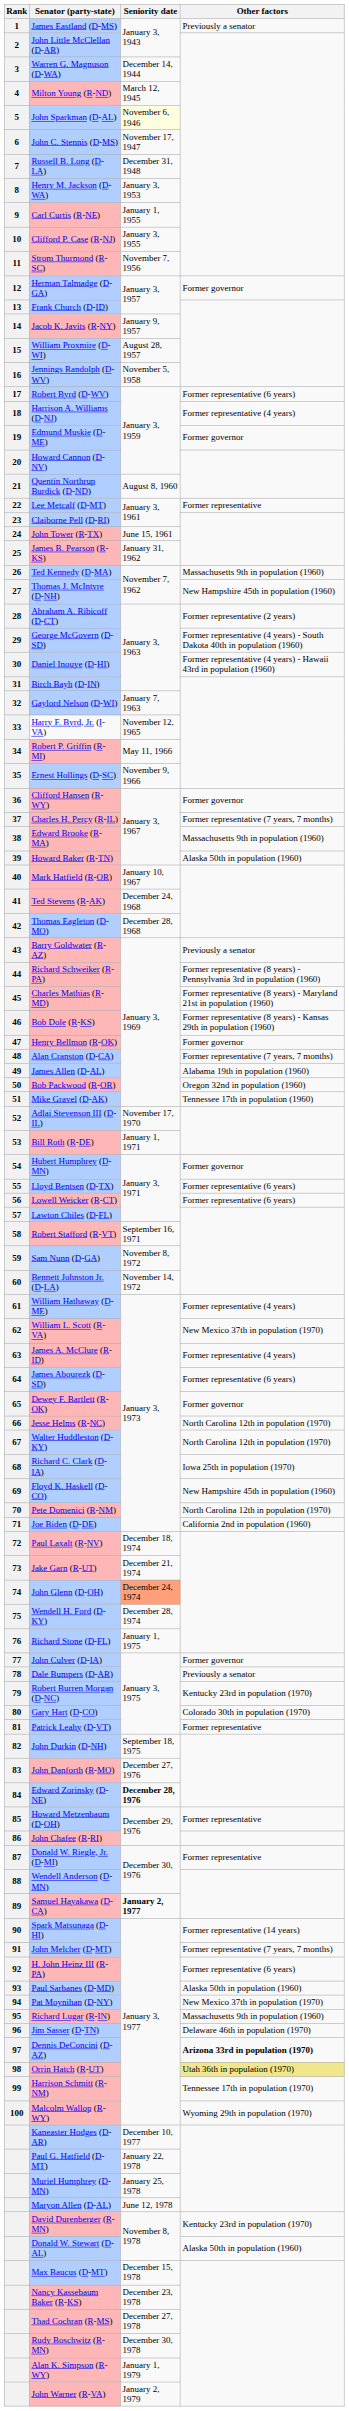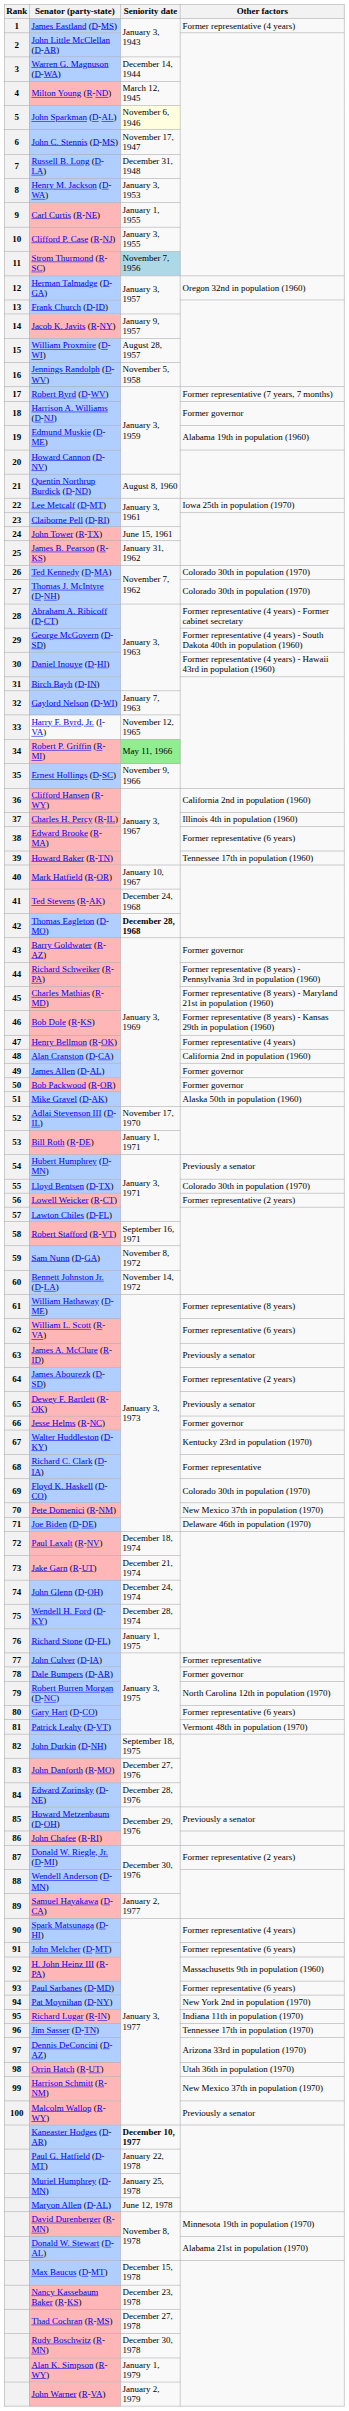(219, 25) Previously a senator -> (239, 25) Former representative (4 years)
(146, 263) no background -> (146, 263) lightblue background
(213, 287) Former governor -> (244, 287) Oregon 32nd in population (1960)
(239, 394) Former representative (6 years) -> (258, 394) Former representative (7 years, 7 months)
(239, 413) Former representative (4 years) -> (213, 413) Former governor
(213, 437) Former governor -> (246, 437) Alabama 19th in population (1960)
(222, 505) Former representative -> (238, 505) Iowa 25th in population (1970)
(253, 572) Massachusetts 9th in population (1960) -> (246, 572) Colorado 30th in population (1970)
(259, 591) New Hampshire 45th in population (1960) -> (246, 591) Colorado 30th in population (1970)
(239, 616) Former representative (2 years) -> (256, 616) Former representative (4 years) - Former cabinet secretary
(147, 751) no background -> (147, 751) lightgreen background
(213, 800) Former governor -> (246, 800) California 2nd in population (1960)
(258, 819) Former representative (7 years, 7 months) -> (240, 819) Illinois 4th in population (1960)
(253, 838) Massachusetts 9th in population (1960) -> (239, 838) Former representative (6 years)
(242, 858) Alaska 50th in population (1960) -> (248, 858) Tennessee 17th in population (1960)
(148, 925) normal -> (149, 925) bold
(219, 950) Previously a senator -> (213, 950) Former governor
(213, 1042) Former governor -> (239, 1042) Former representative (4 years)
(258, 1056) Former representative (7 years, 7 months) -> (246, 1056) California 2nd in population (1960)
(246, 1070) Alabama 19th in population (1960) -> (213, 1070) Former governor
(244, 1084) Oregon 32nd in population (1960) -> (213, 1084) Former governor
(248, 1099) Tennessee 17th in population (1960) -> (242, 1099) Alaska 50th in population (1960)
(213, 1167) Former governor -> (219, 1167) Previously a senator
(239, 1186) Former representative (6 years) -> (246, 1186) Colorado 30th in population (1970)
(239, 1200) Former representative (6 years) -> (239, 1200) Former representative (2 years)
(239, 1306) Former representative (4 years) -> (239, 1306) Former representative (8 years)
(253, 1331) New Mexico 37th in population (1970) -> (239, 1331) Former representative (6 years)
(239, 1355) Former representative (4 years) -> (219, 1355) Previously a senator
(239, 1379) Former representative (6 years) -> (239, 1379) Former representative (2 years)
(213, 1403) Former governor -> (219, 1403) Previously a senator
(256, 1423) North Carolina 12th in population (1970) -> (213, 1423) Former governor
(256, 1442) North Carolina 12th in population (1970) -> (247, 1442) Kentucky 23rd in population (1970)
(238, 1466) Iowa 25th in population (1970) -> (222, 1466) Former representative
(259, 1491) New Hampshire 45th in population (1960) -> (246, 1491) Colorado 30th in population (1970)
(256, 1510) North Carolina 12th in population (1970) -> (253, 1510) New Mexico 37th in population (1970)
(246, 1524) California 2nd in population (1960) -> (247, 1524) Delaware 46th in population (1970)
(148, 1592) lightsalmon background -> (148, 1592) no background
(213, 1660) Former governor -> (222, 1660) Former representative
(219, 1674) Previously a senator -> (213, 1674) Former governor
(247, 1693) Kentucky 23rd in population (1970) -> (256, 1693) North Carolina 12th in population (1970)
(246, 1712) Colorado 30th in population (1970) -> (239, 1712) Former representative (6 years)
(222, 1727) Former representative -> (245, 1727) Vermont 48th in population (1970)
(149, 1794) bold -> (148, 1794) normal
(222, 1819) Former representative -> (219, 1819) Previously a senator
(222, 1857) Former representative -> (239, 1857) Former representative (2 years)
(143, 1906) bold -> (141, 1906) normal
(241, 1930) Former representative (14 years) -> (239, 1930) Former representative (4 years)
(258, 1949) Former representative (7 years, 7 months) -> (239, 1949) Former representative (6 years)
(239, 1969) Former representative (6 years) -> (253, 1969) Massachusetts 9th in population (1960)
(242, 1988) Alaska 50th in population (1960) -> (239, 1988) Former representative (6 years)
(253, 2002) New Mexico 37th in population (1970) -> (246, 2002) New York 2nd in population (1970)
(253, 2016) Massachusetts 9th in population (1960) -> (243, 2016) Indiana 11th in population (1970)
(247, 2030) Delaware 46th in population (1970) -> (248, 2030) Tennessee 17th in population (1970)
(248, 2050) bold -> (244, 2050) normal
(238, 2069) khaki background -> (238, 2069) no background
(248, 2088) Tennessee 17th in population (1970) -> (253, 2088) New Mexico 37th in population (1970)
(247, 2113) Wyoming 29th in population (1970) -> (219, 2113) Previously a senator
(148, 2137) normal -> (149, 2137) bold
(247, 2224) Kentucky 23rd in population (1970) -> (248, 2224) Minnesota 19th in population (1970)
(242, 2248) Alaska 50th in population (1960) -> (245, 2248) Alabama 21st in population (1970)
